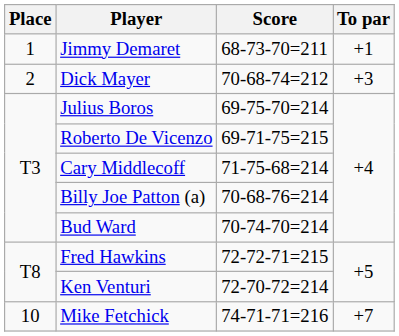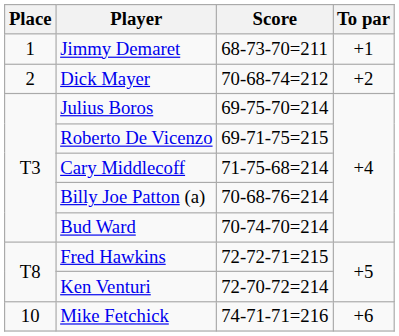(364, 78) +3 -> (364, 78) +2
(364, 316) +7 -> (364, 316) +6
